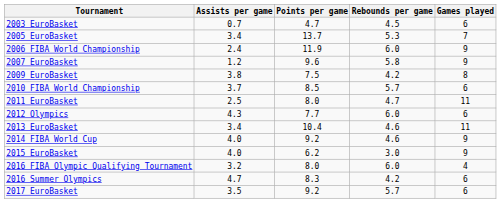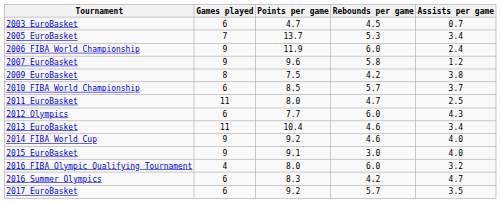columns swapped: (465, 11) <-> (234, 11)
(312, 153) 6.2 -> (293, 153) 9.1
